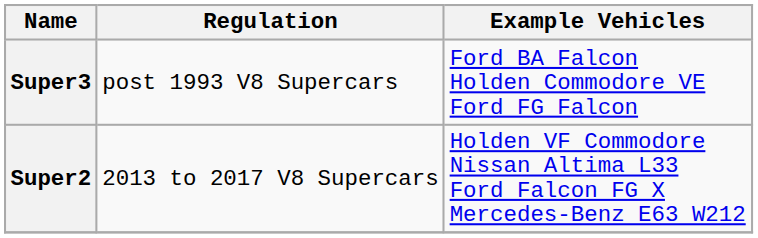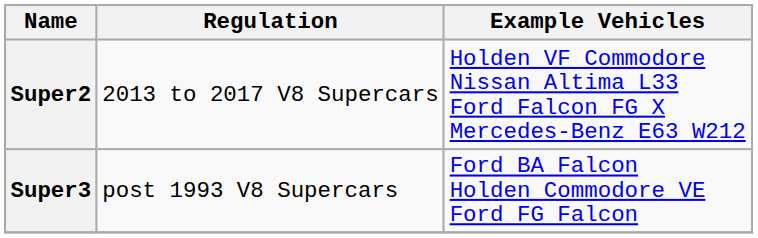rows swapped: (51, 179) <-> (51, 82)
